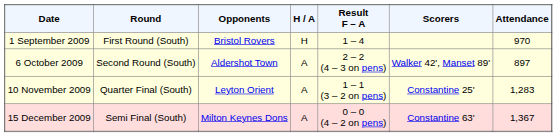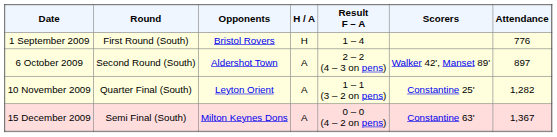(522, 40) 970 -> (522, 40) 776
(522, 90) 1,283 -> (522, 90) 1,282
